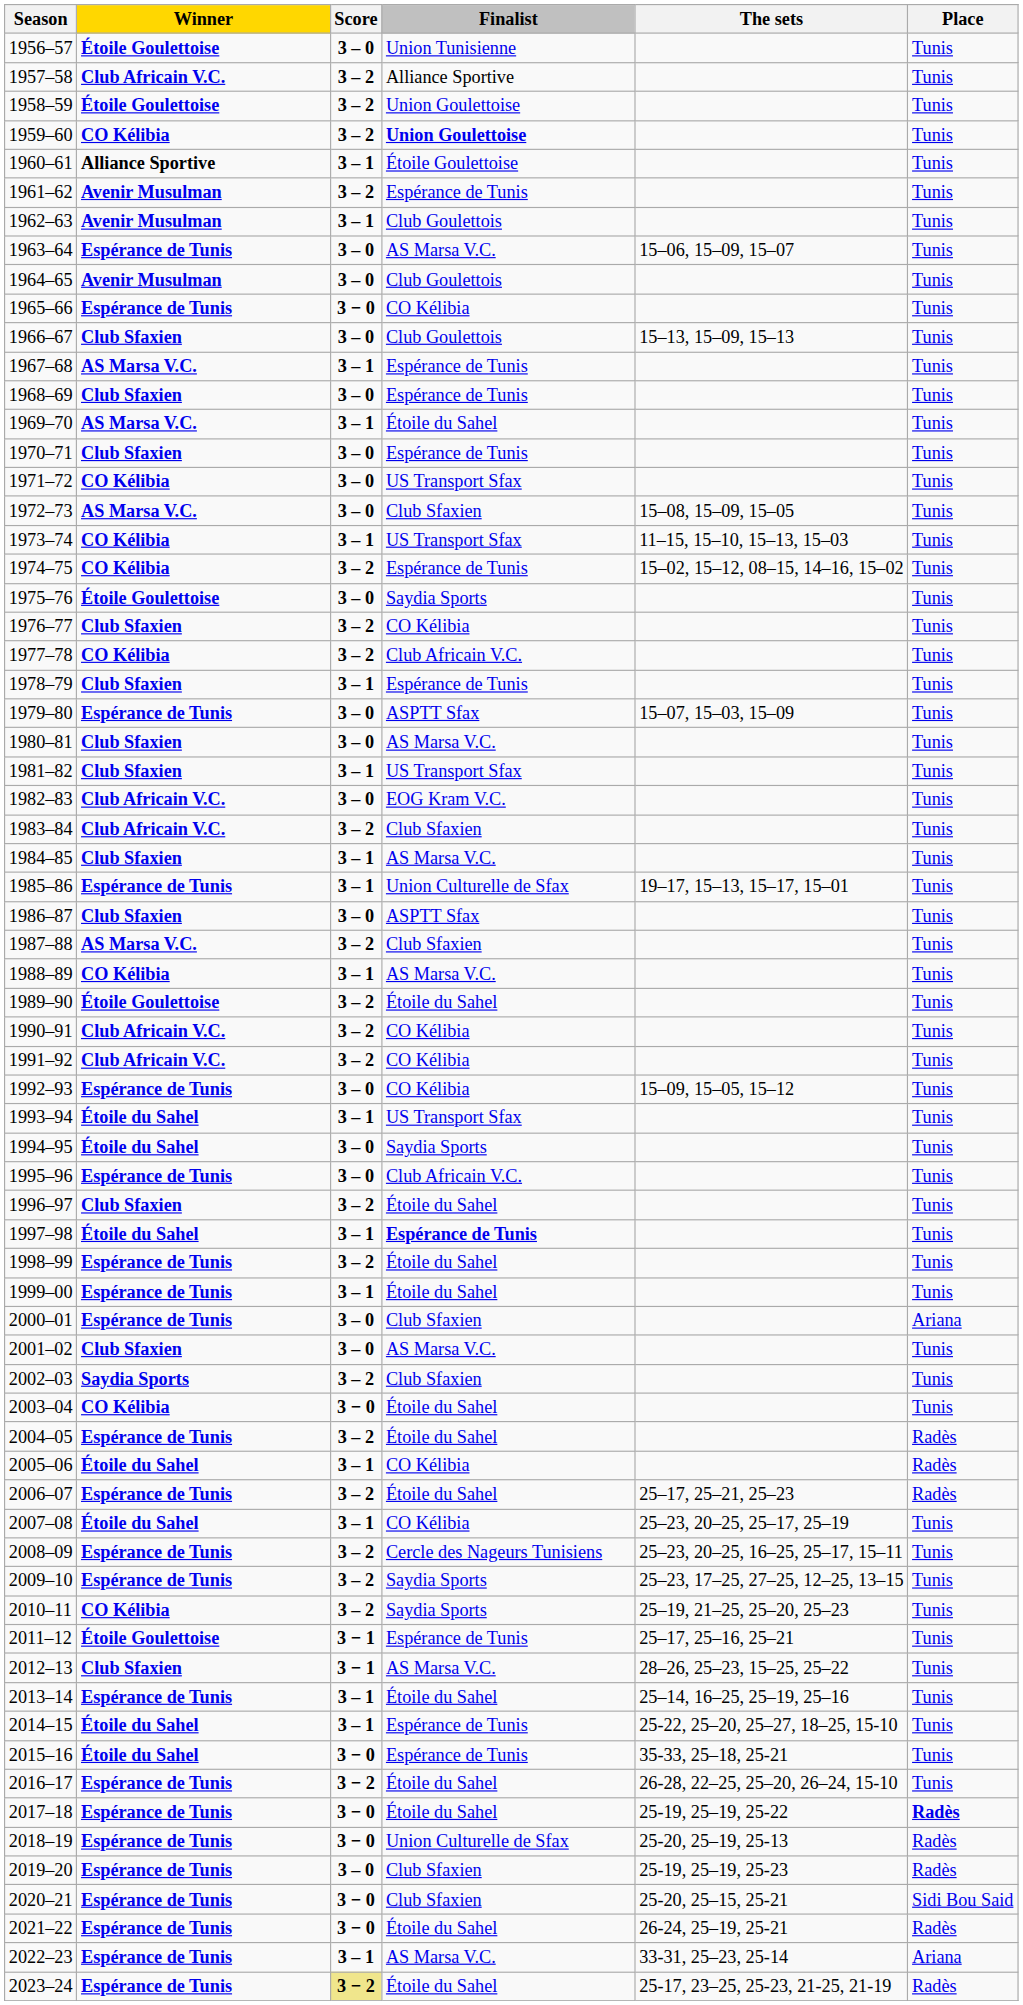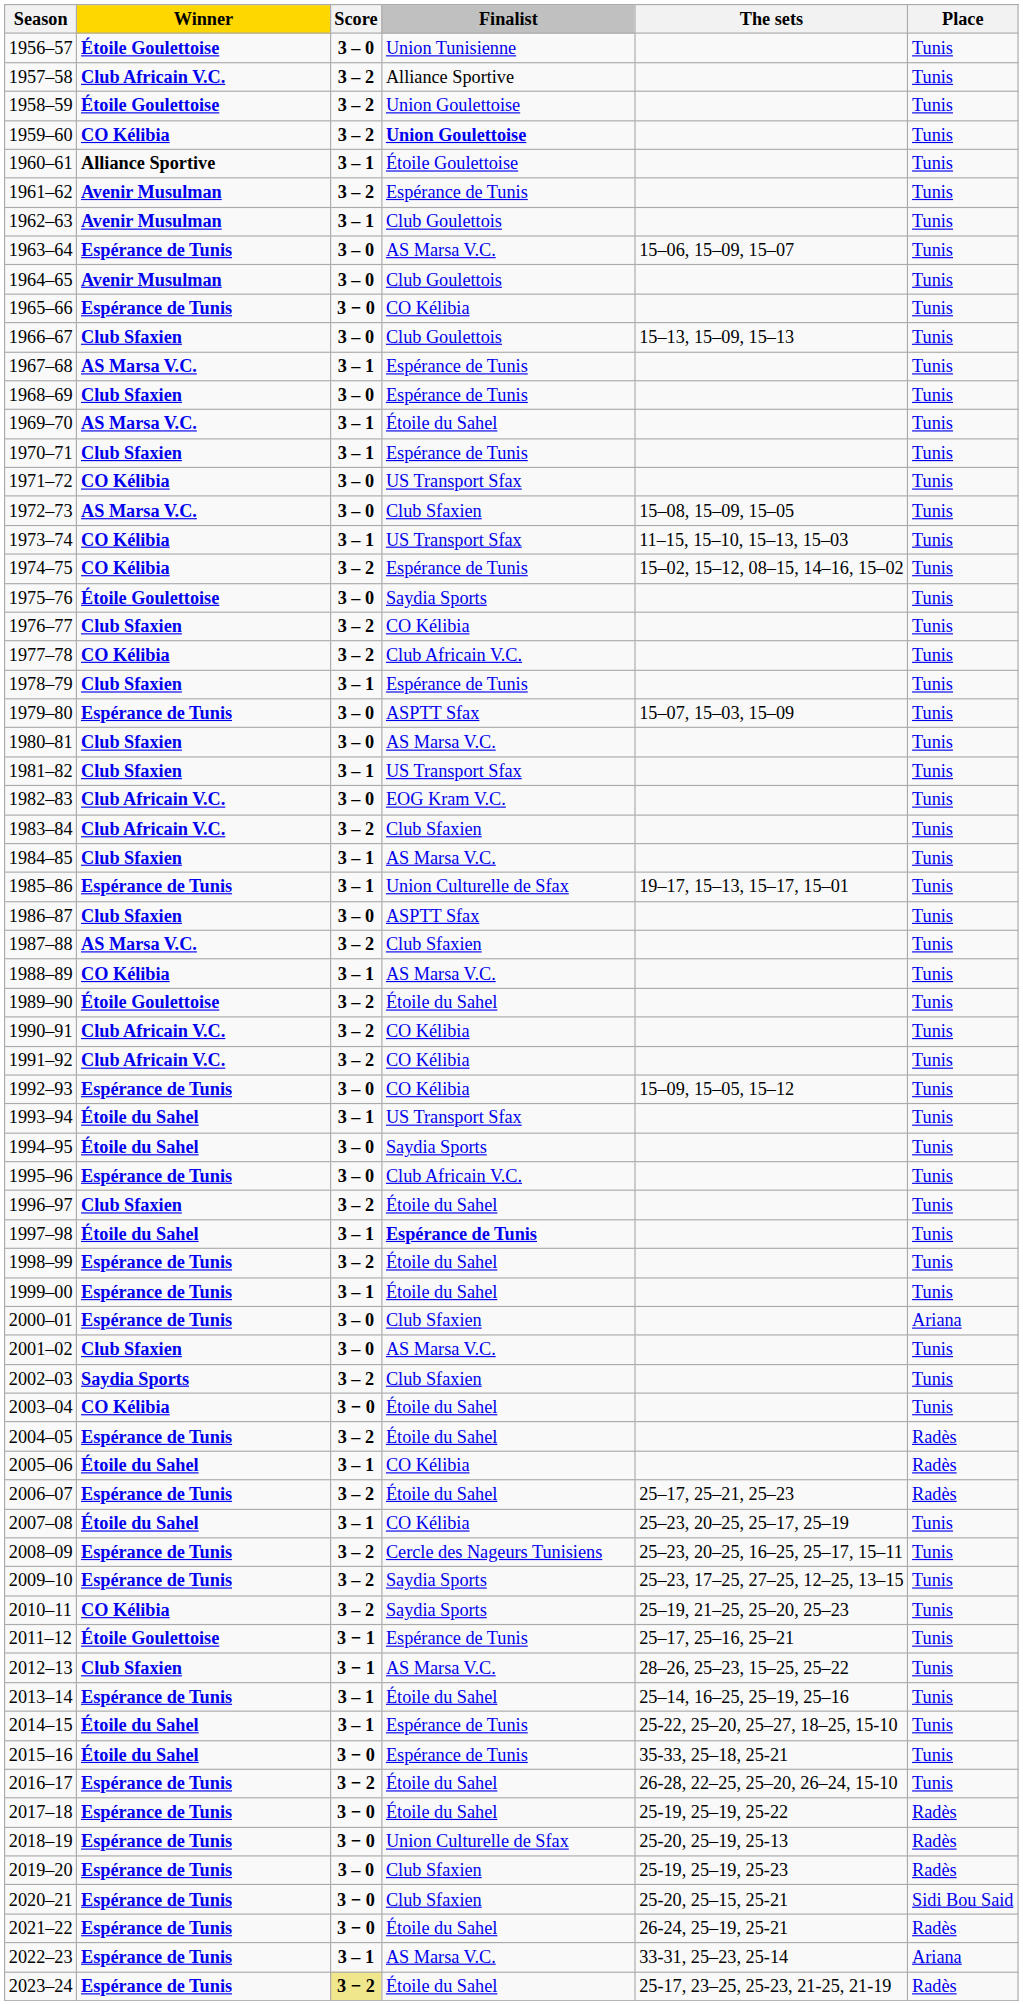(356, 452) 3 – 0 -> (356, 452) 3 – 1
(936, 1812) bold -> (934, 1812) normal
